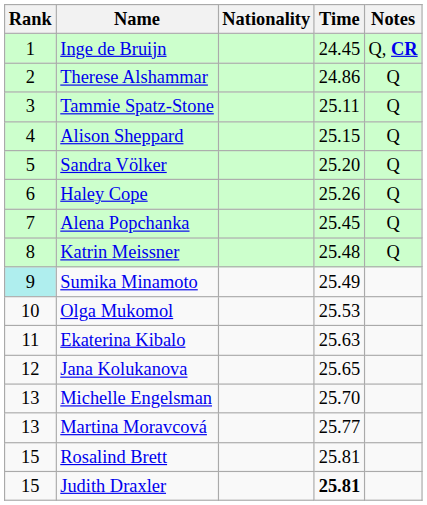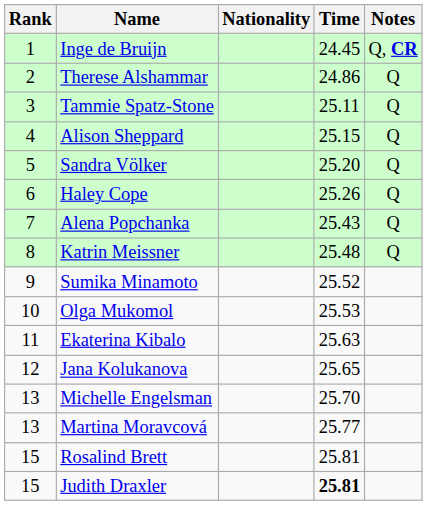(339, 223) 25.45 -> (339, 223) 25.43
(30, 281) paleturquoise background -> (30, 281) no background
(339, 281) 25.49 -> (339, 281) 25.52
